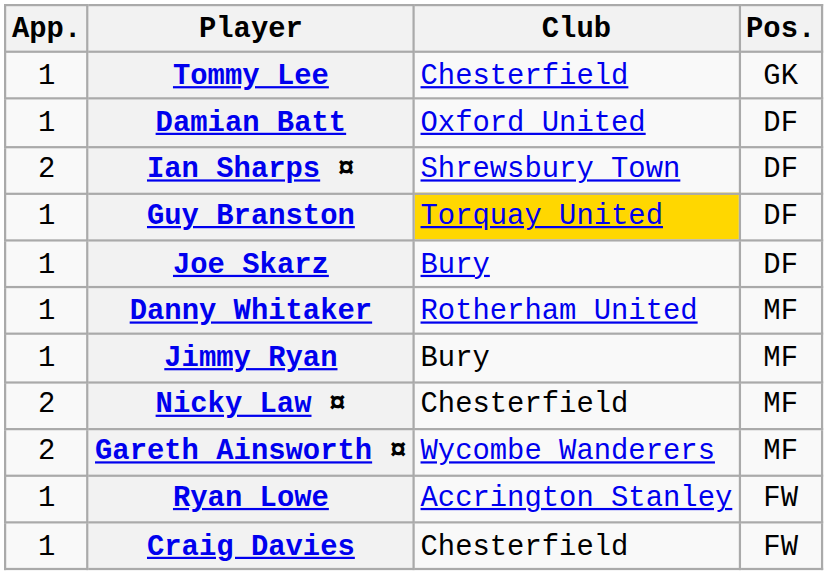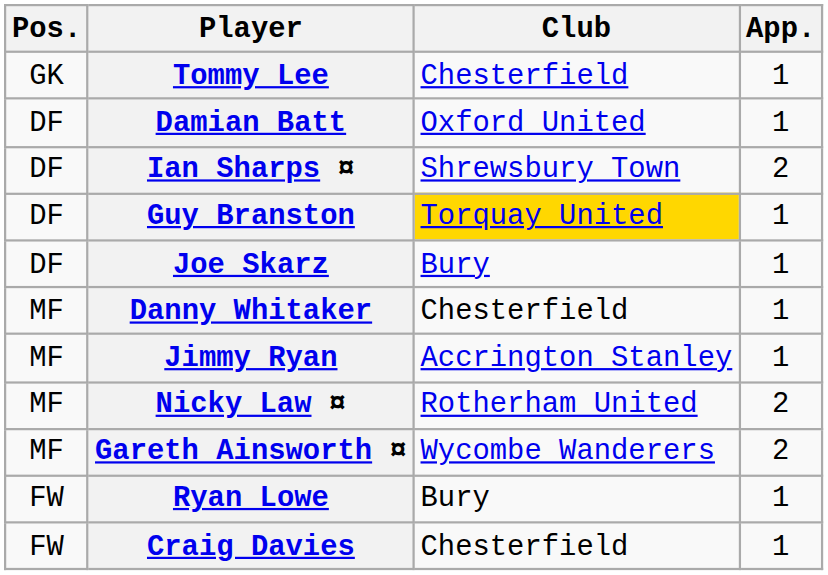columns swapped: (781, 29) <-> (47, 29)
(559, 311) Rotherham United -> (524, 311) Chesterfield
(455, 358) Bury -> (576, 358) Accrington Stanley
(524, 405) Chesterfield -> (559, 405) Rotherham United
(576, 499) Accrington Stanley -> (455, 499) Bury
